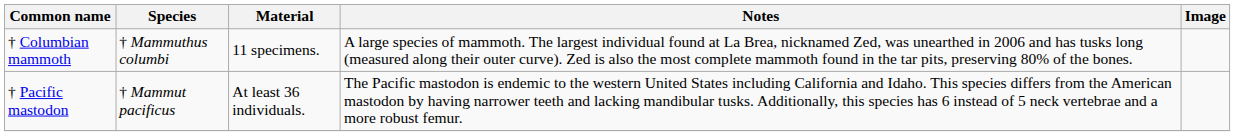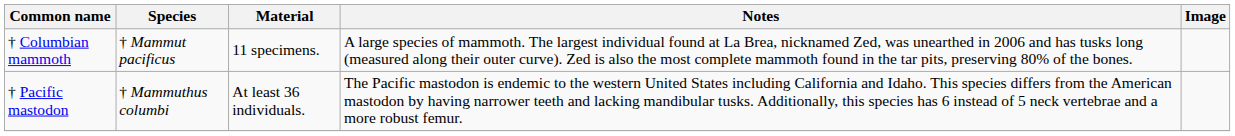(163, 50) † Mammuthus columbi -> (153, 50) † Mammut pacificus
(153, 100) † Mammut pacificus -> (163, 100) † Mammuthus columbi
